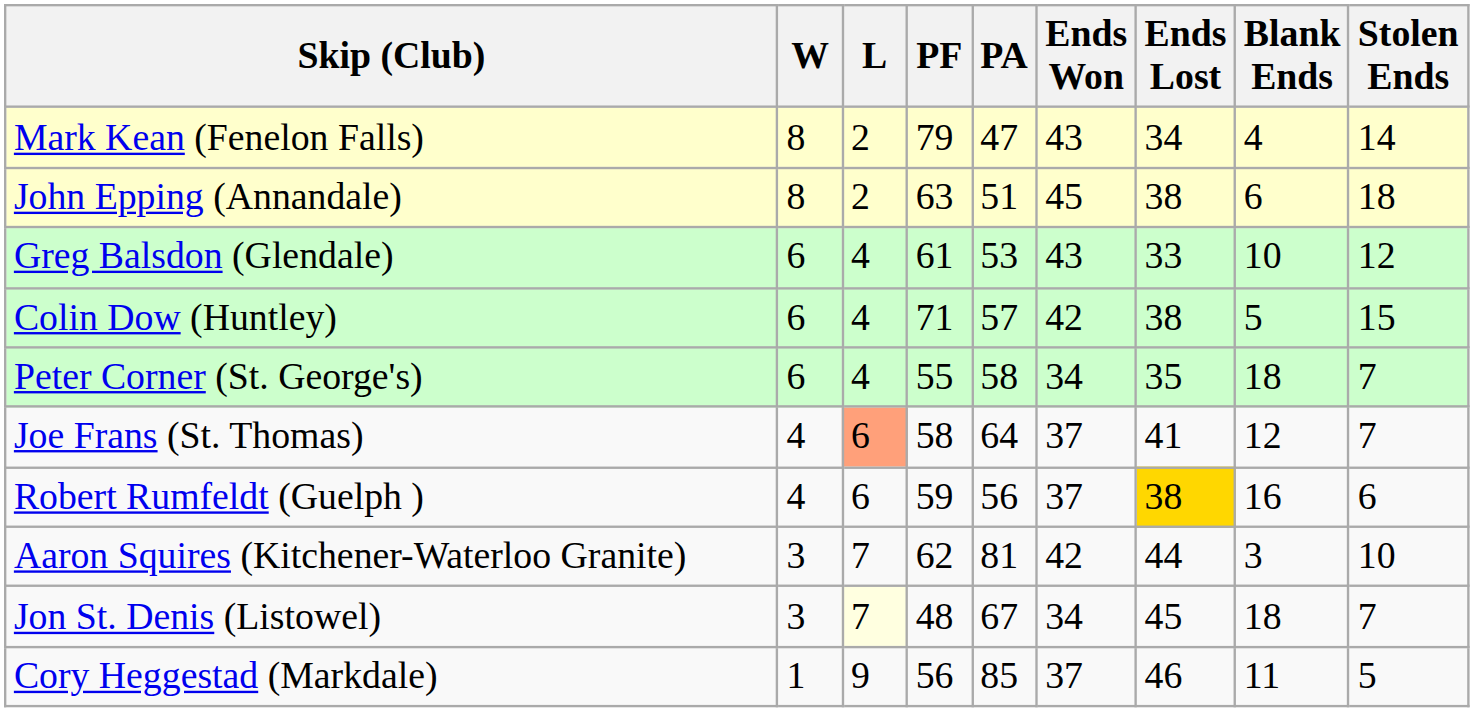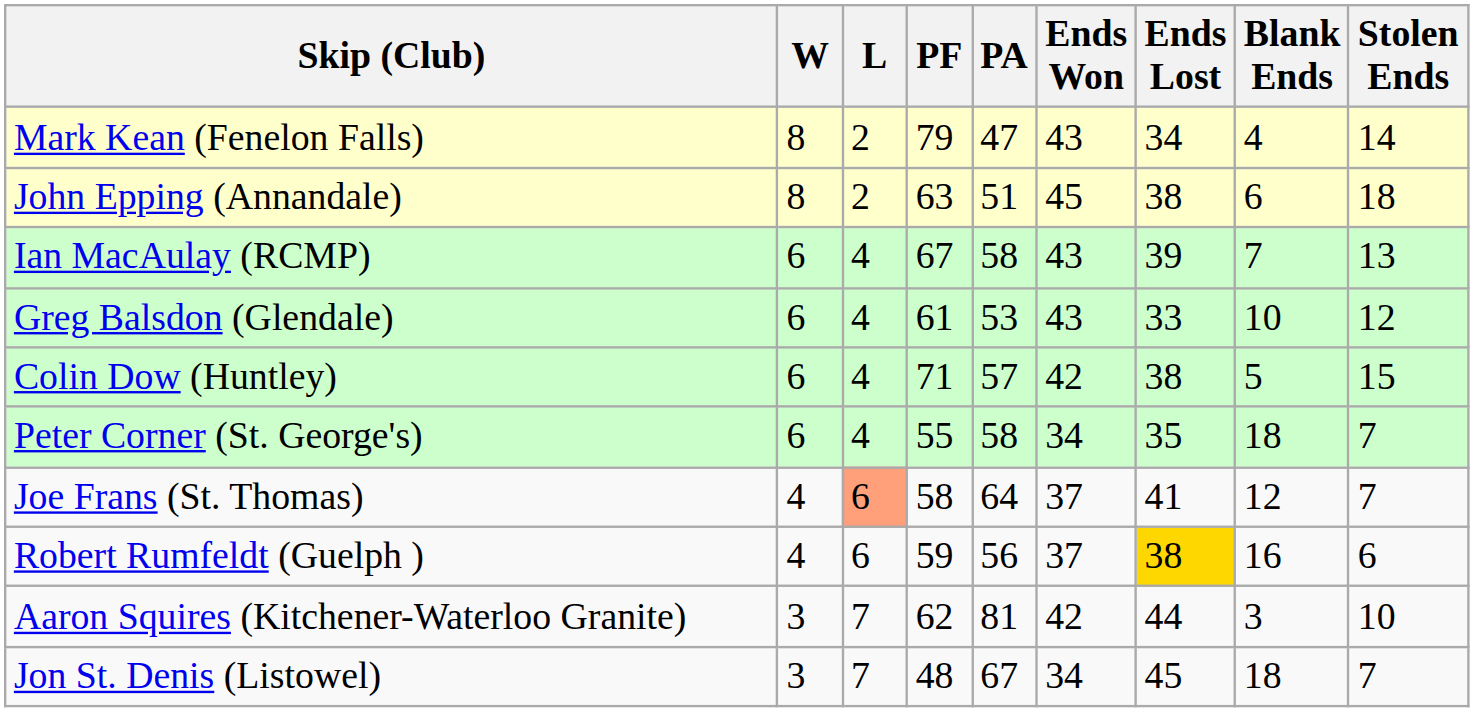+ row: (192, 256)
(861, 615) lightyellow background -> (861, 675) no background
- row: (226, 675)
